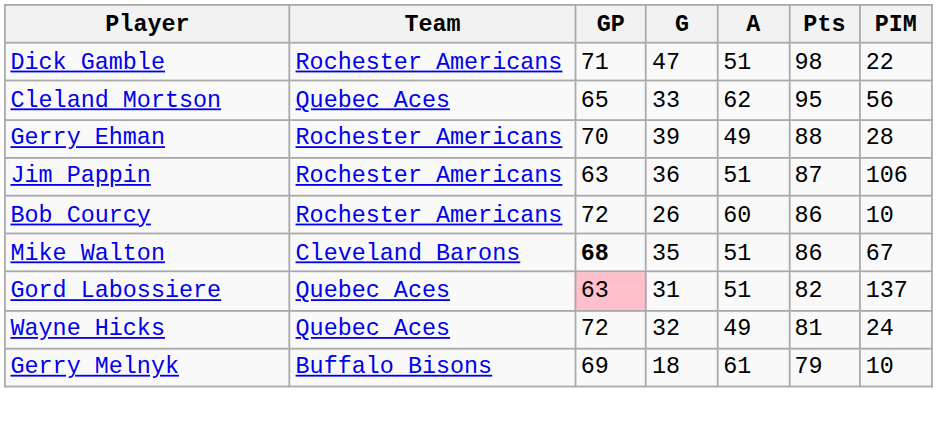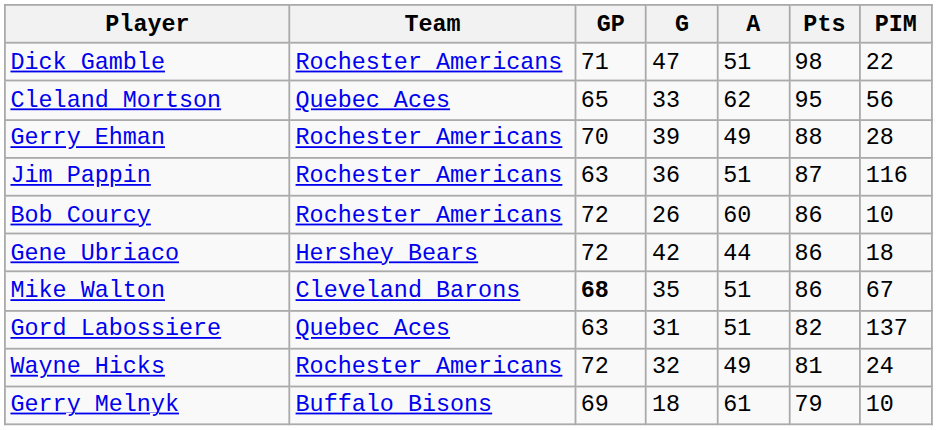(887, 177) 106 -> (887, 177) 116
+ row: (95, 253)
(595, 291) pink background -> (595, 329) no background
(373, 329) Quebec Aces -> (429, 367) Rochester Americans
